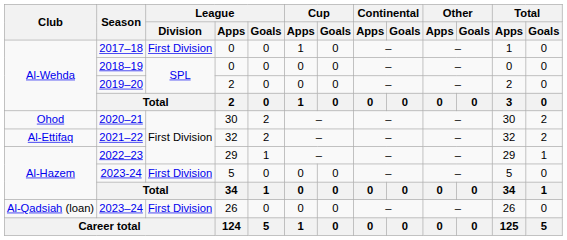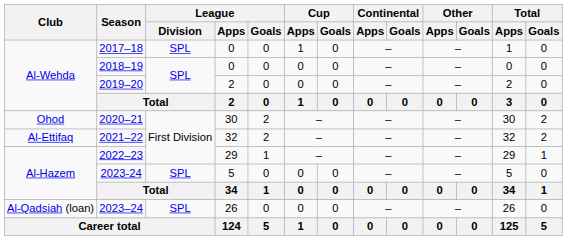(180, 48) First Division -> (180, 48) SPL
(180, 173) First Division -> (180, 173) SPL
(180, 208) First Division -> (180, 208) SPL
